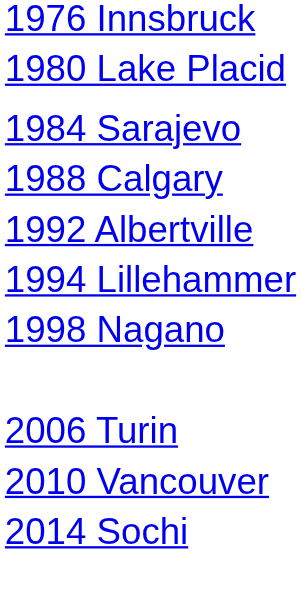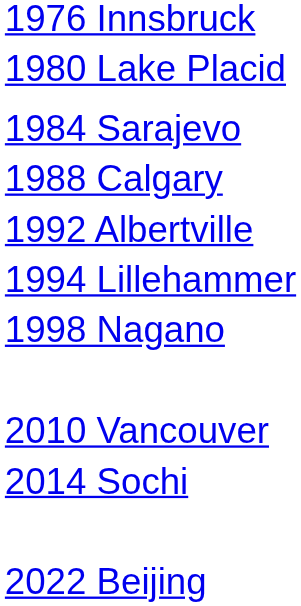- row: (91, 431)
+ row: (106, 582)
